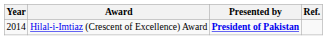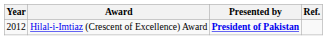(16, 27) 2014 -> (16, 27) 2012
